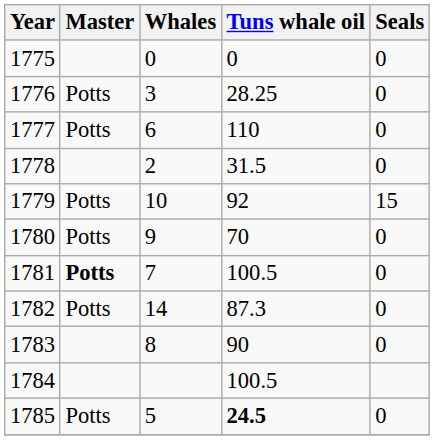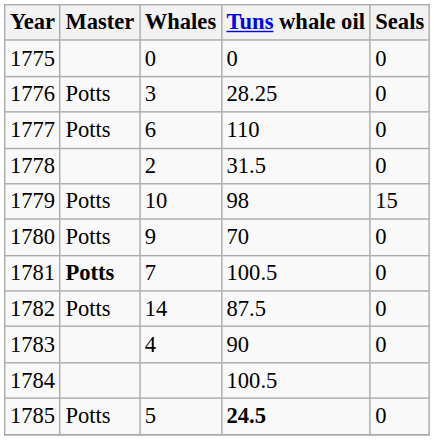(238, 201) 92 -> (238, 201) 98
(246, 308) 87.3 -> (246, 308) 87.5
(150, 344) 8 -> (150, 344) 4
